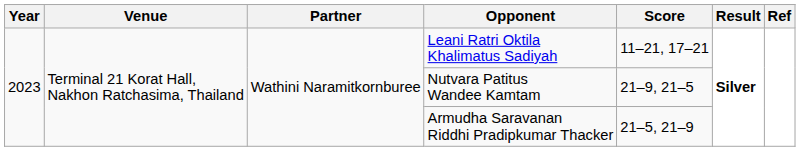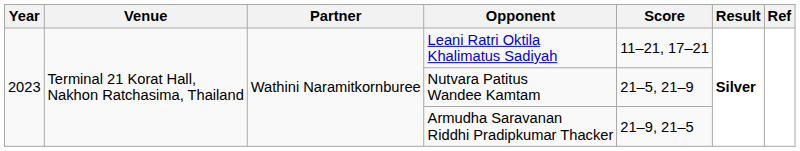(657, 87) 21–9, 21–5 -> (657, 87) 21–5, 21–9
(657, 127) 21–5, 21–9 -> (657, 127) 21–9, 21–5
